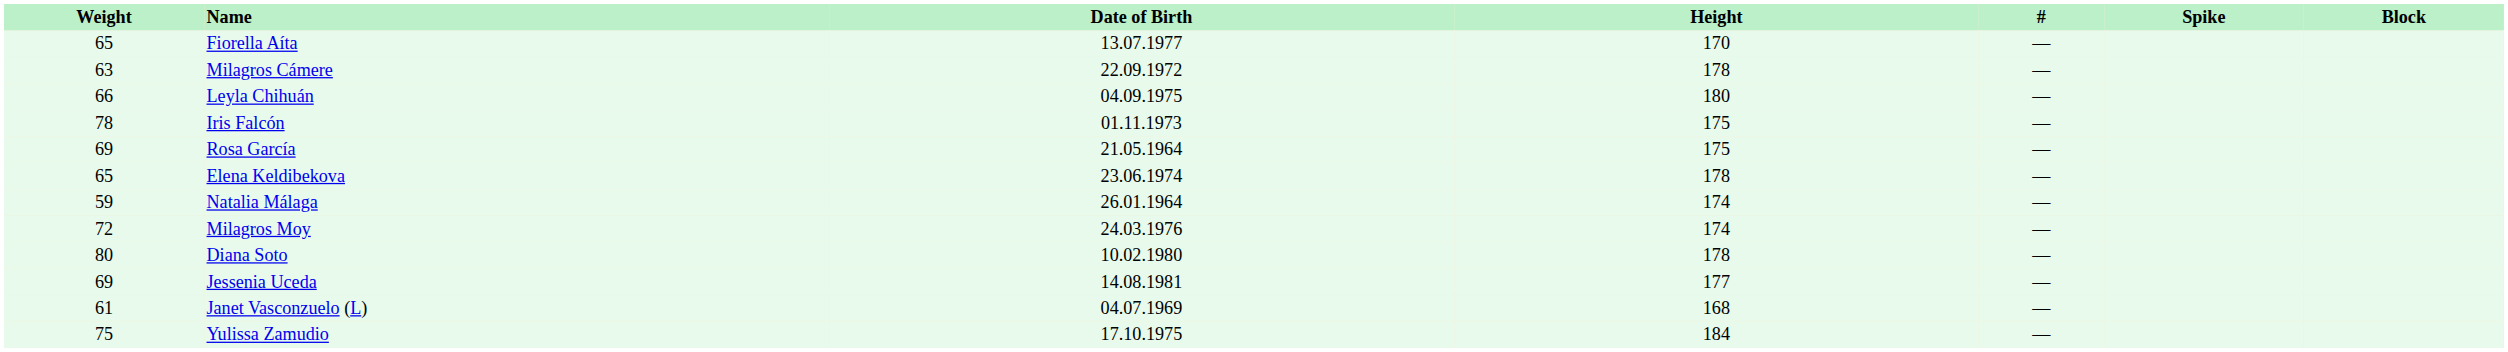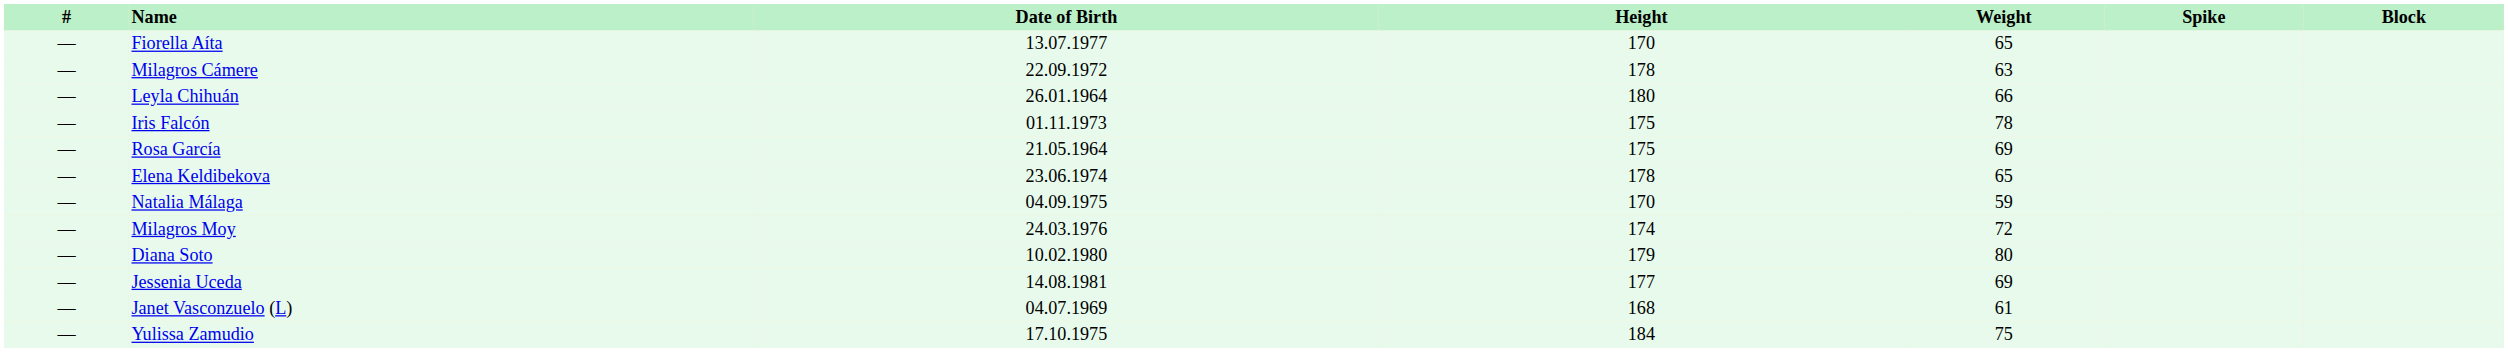columns swapped: (2041, 17) <-> (104, 17)
(1141, 96) 04.09.1975 -> (1066, 96) 26.01.1964
(1141, 202) 26.01.1964 -> (1066, 202) 04.09.1975
(1716, 202) 174 -> (1641, 202) 170
(1716, 255) 178 -> (1641, 255) 179
